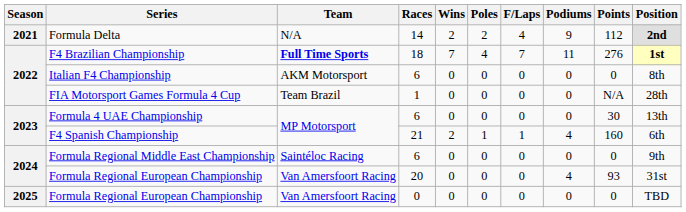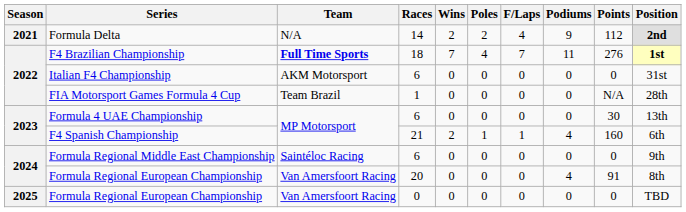(657, 75) 8th -> (657, 75) 31st
(614, 176) 93 -> (614, 176) 91
(657, 176) 31st -> (657, 176) 8th
